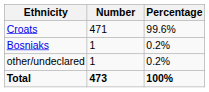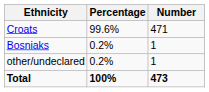columns swapped: (116, 12) <-> (174, 12)
